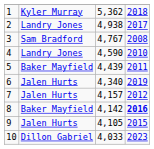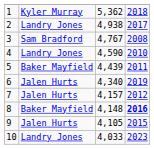(110, 109) 4,142 -> (110, 109) 4,148
(57, 137) Dillon Gabriel -> (52, 137) Landry Jones
